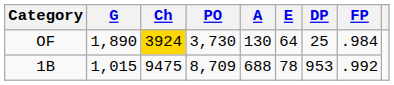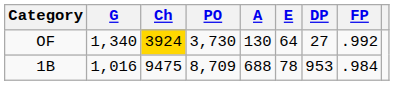(114, 43) 1,890 -> (114, 43) 1,340
(319, 43) 25 -> (319, 43) 27
(360, 43) .984 -> (360, 43) .992
(114, 68) 1,015 -> (114, 68) 1,016
(360, 68) .992 -> (360, 68) .984
